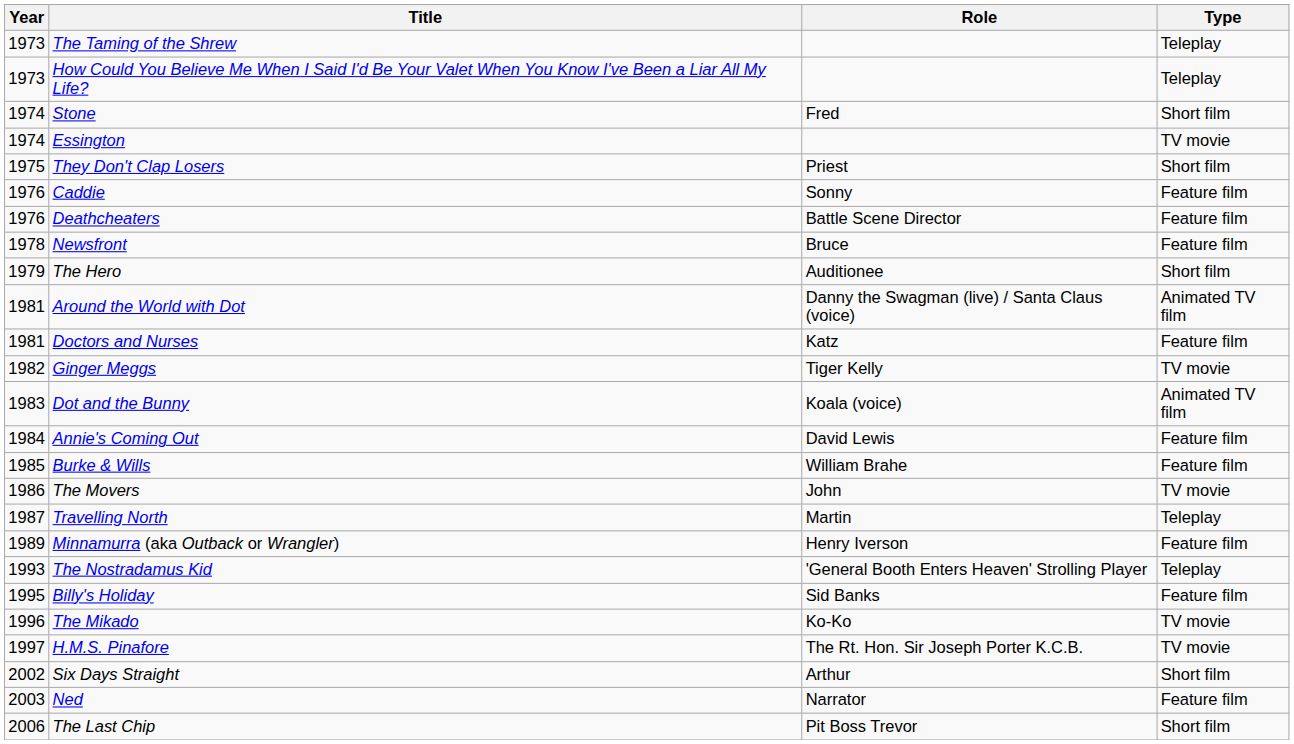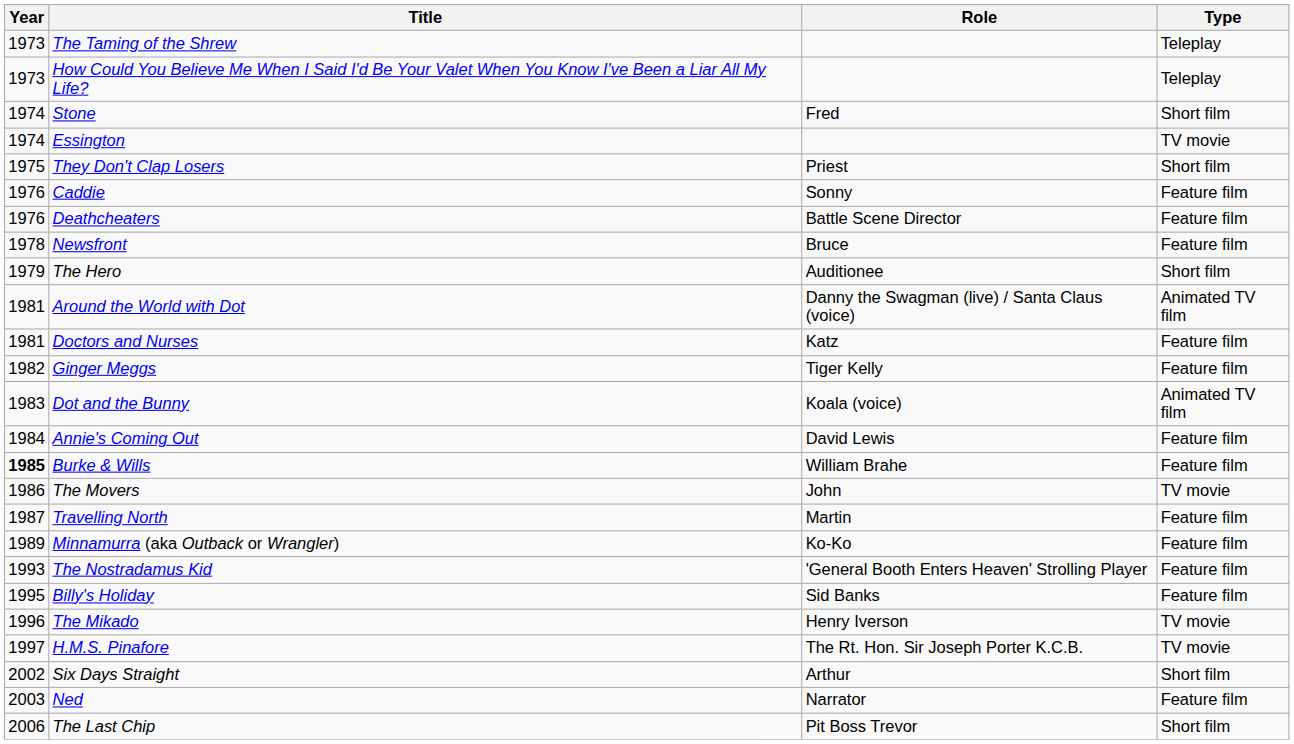(1195, 368) TV movie -> (1204, 368) Feature film
(27, 465) normal -> (27, 465) bold
(1191, 517) Teleplay -> (1204, 517) Feature film
(857, 543) Henry Iverson -> (829, 543) Ko-Ko
(1191, 569) Teleplay -> (1204, 569) Feature film
(829, 622) Ko-Ko -> (857, 622) Henry Iverson
